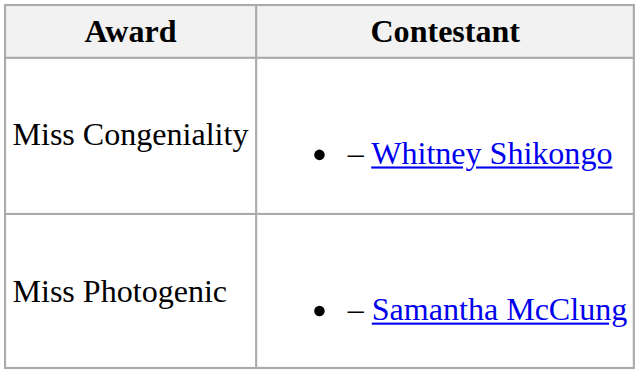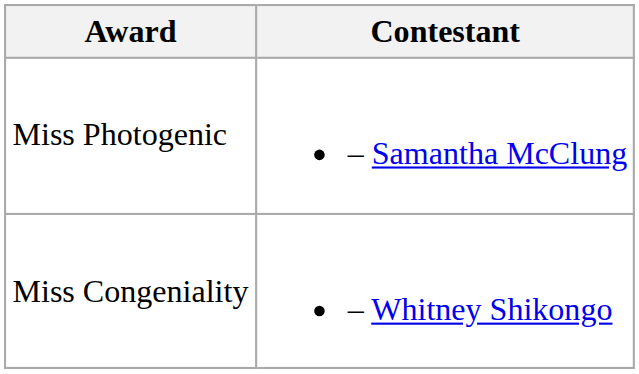rows swapped: (130, 135) <-> (120, 289)
